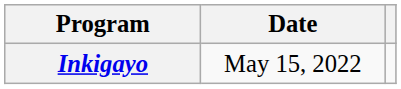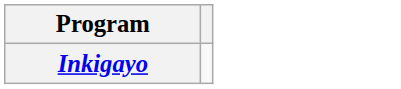- column: (293, 24)
